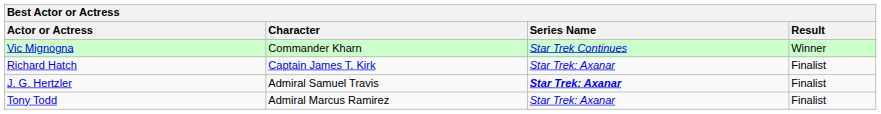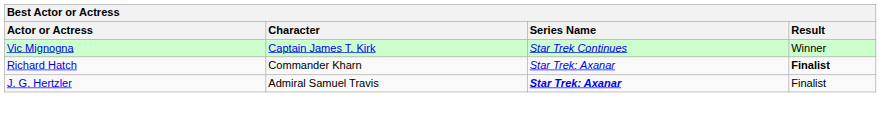(315, 48) Commander Kharn -> (322, 48) Captain James T. Kirk
(322, 65) Captain James T. Kirk -> (315, 65) Commander Kharn
(809, 65) normal -> (811, 65) bold
- row: (32, 100)
